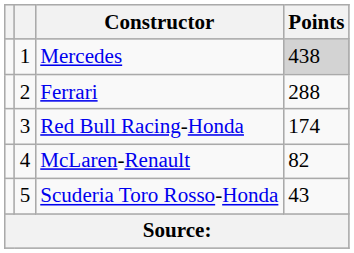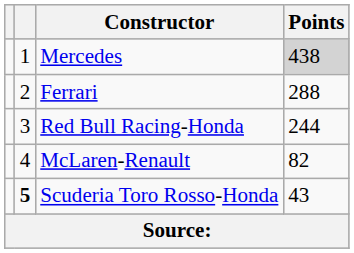(304, 125) 174 -> (304, 125) 244
(25, 195) normal -> (25, 195) bold
